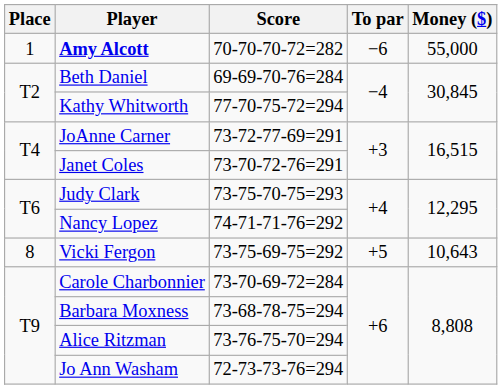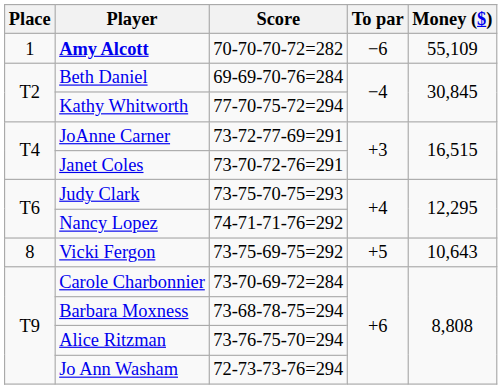(452, 48) 55,000 -> (452, 48) 55,109
